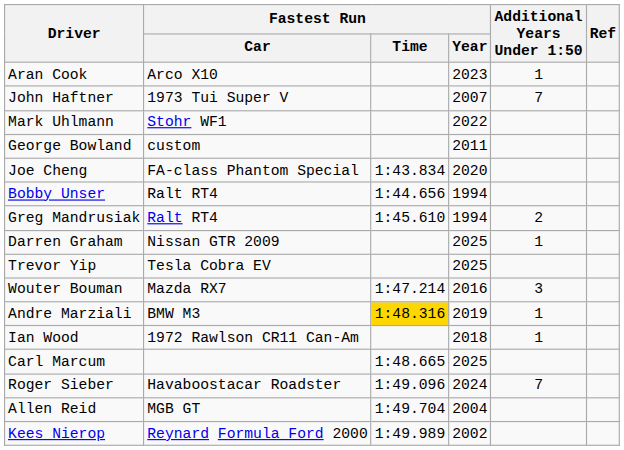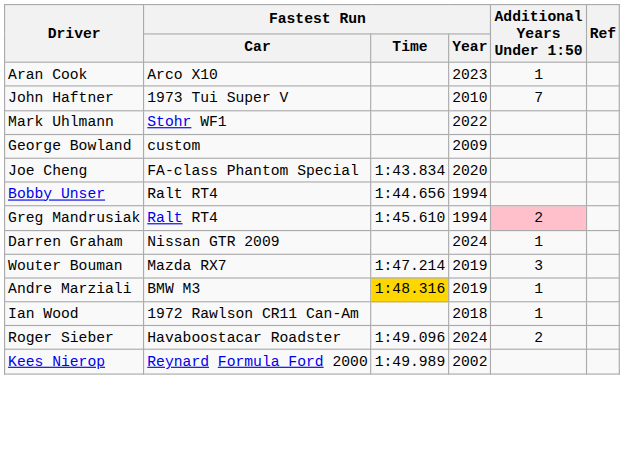(470, 98) 2007 -> (470, 98) 2010
(470, 146) 2011 -> (470, 146) 2009
(539, 218) no background -> (539, 218) pink background
(470, 242) 2025 -> (470, 242) 2024
- row: (52, 266)
(470, 290) 2016 -> (470, 266) 2019
- row: (57, 362)
(539, 386) 7 -> (539, 338) 2
- row: (52, 410)
